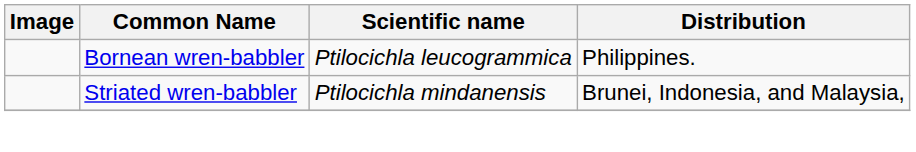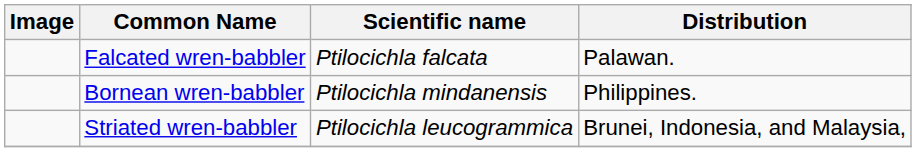+ row: (195, 57)
(443, 57) Ptilocichla leucogrammica -> (431, 92) Ptilocichla mindanensis
(430, 92) Ptilocichla mindanensis -> (444, 127) Ptilocichla leucogrammica
